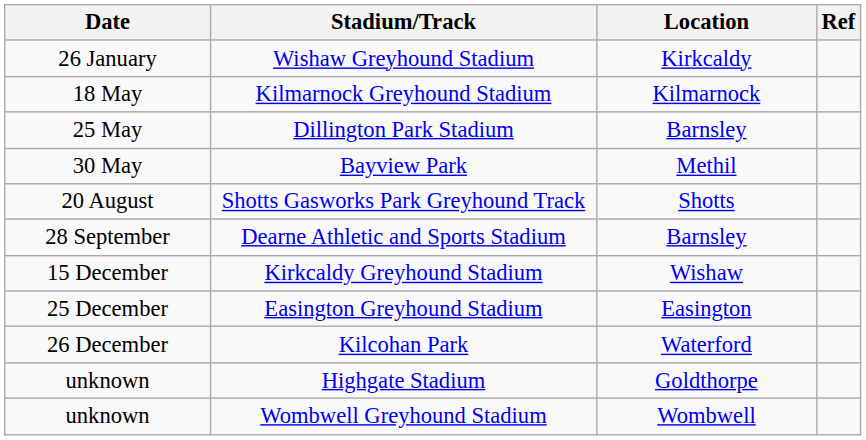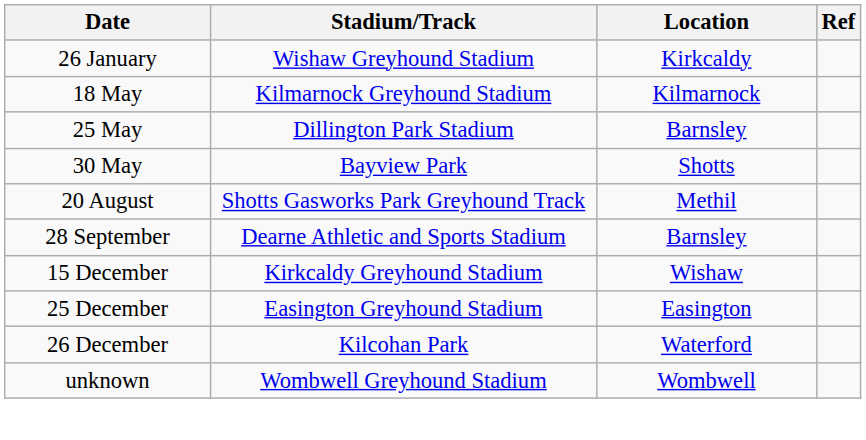(706, 165) Methil -> (706, 165) Shotts
(706, 201) Shotts -> (706, 201) Methil
- row: (403, 380)
